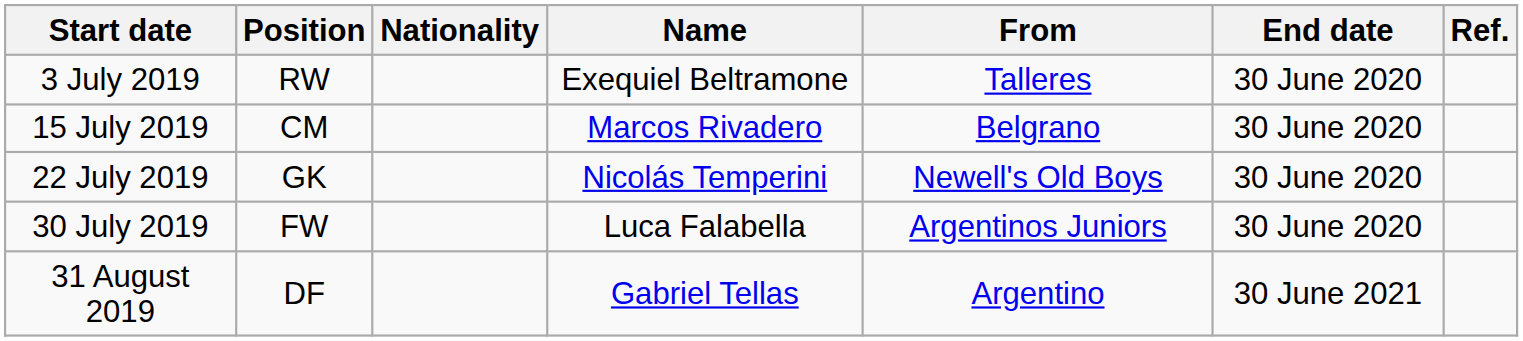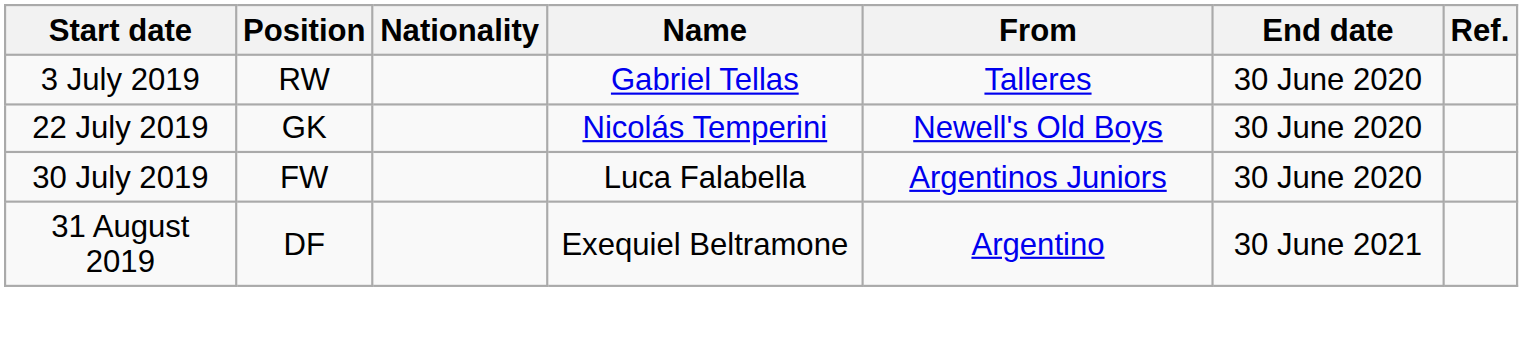(705, 79) Exequiel Beltramone -> (705, 79) Gabriel Tellas
- row: (120, 128)
(705, 293) Gabriel Tellas -> (705, 244) Exequiel Beltramone
